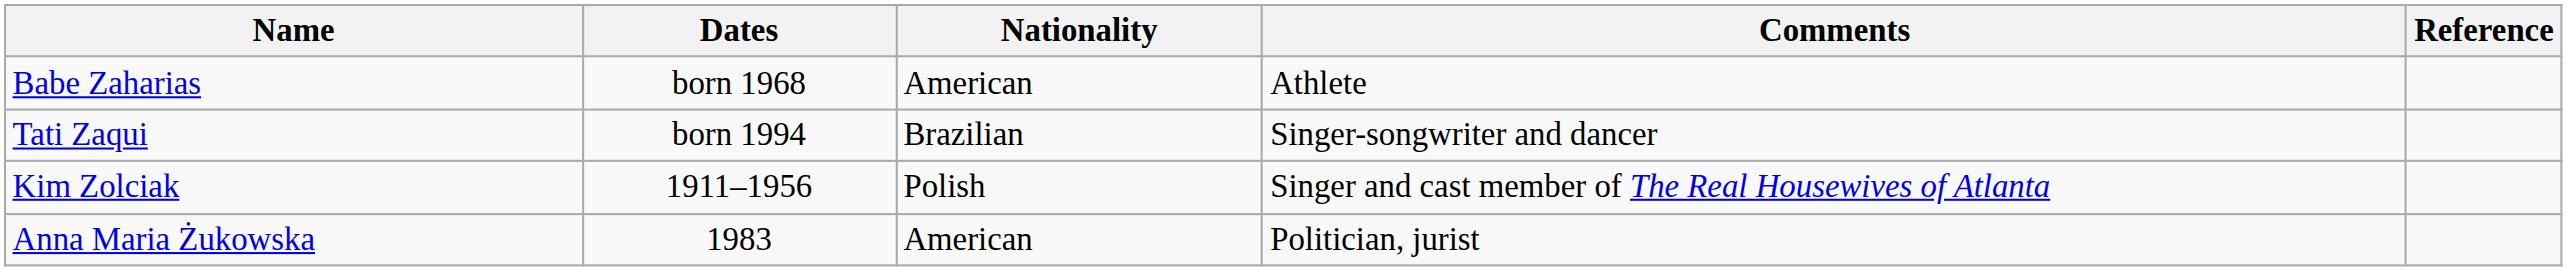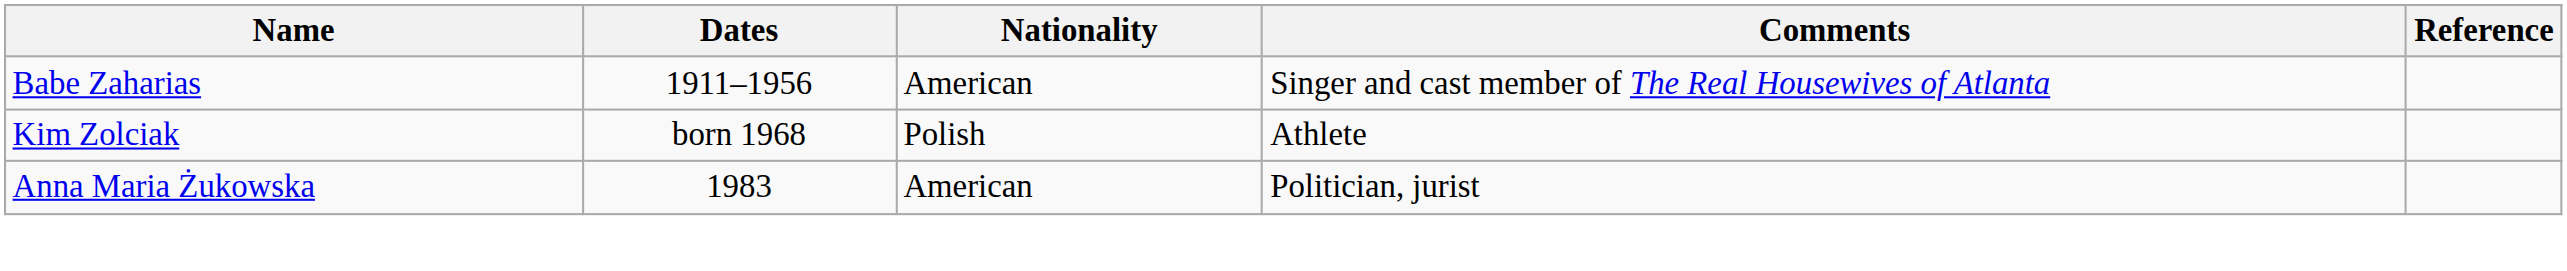(739, 82) born 1968 -> (739, 82) 1911–1956
(1318, 82) Athlete -> (1660, 82) Singer and cast member of The Real Housewives of Atlanta
- row: (80, 134)
(739, 186) 1911–1956 -> (739, 134) born 1968
(1660, 186) Singer and cast member of The Real Housewives of Atlanta -> (1318, 134) Athlete
